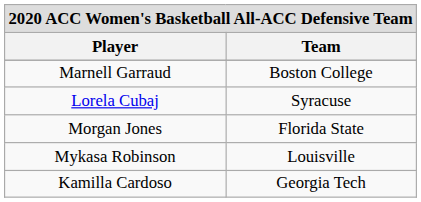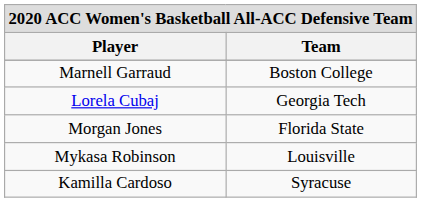(321, 101) Syracuse -> (321, 101) Georgia Tech
(321, 183) Georgia Tech -> (321, 183) Syracuse
